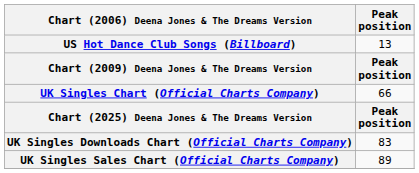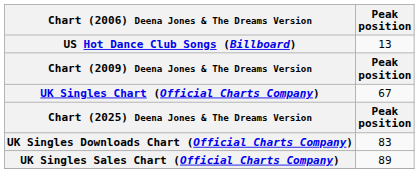(385, 93) 66 -> (385, 93) 67
